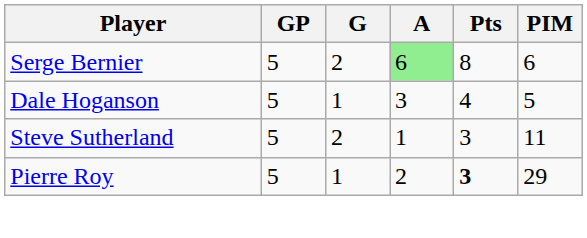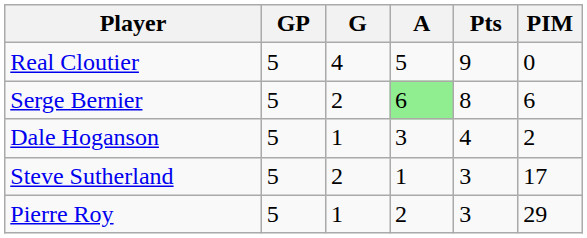+ row: (75, 61)
(529, 99) 5 -> (529, 137) 2
(535, 137) 11 -> (535, 175) 17
(465, 175) bold -> (465, 213) normal
